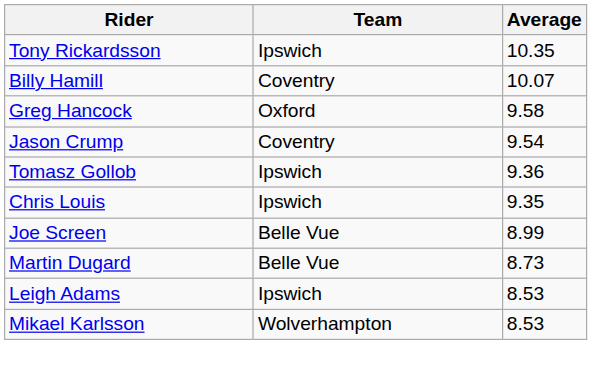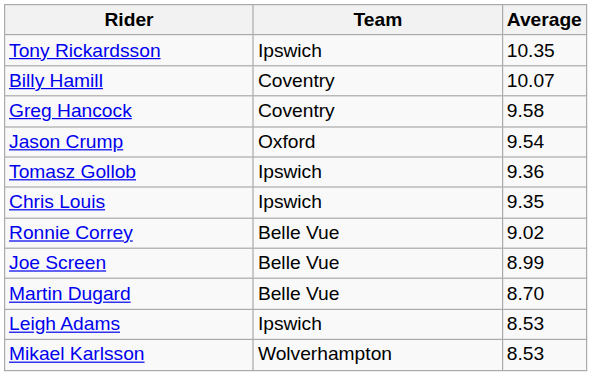(287, 111) Oxford -> (296, 111) Coventry
(296, 141) Coventry -> (287, 141) Oxford
+ row: (71, 232)
(525, 263) 8.73 -> (525, 293) 8.70
